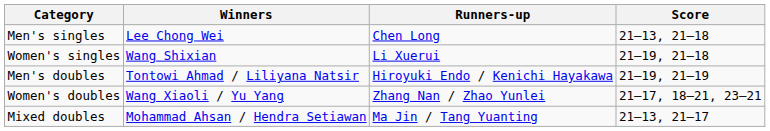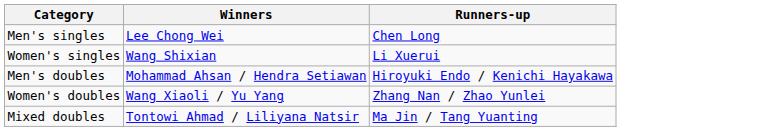- column: (690, 15)
(243, 76) Tontowi Ahmad / Liliyana Natsir -> (246, 76) Mohammad Ahsan / Hendra Setiawan
(246, 116) Mohammad Ahsan / Hendra Setiawan -> (243, 116) Tontowi Ahmad / Liliyana Natsir
